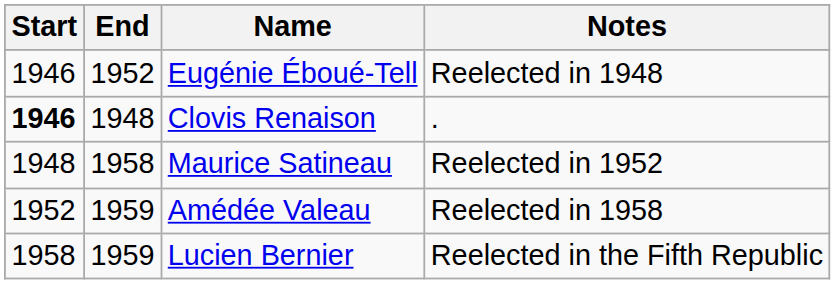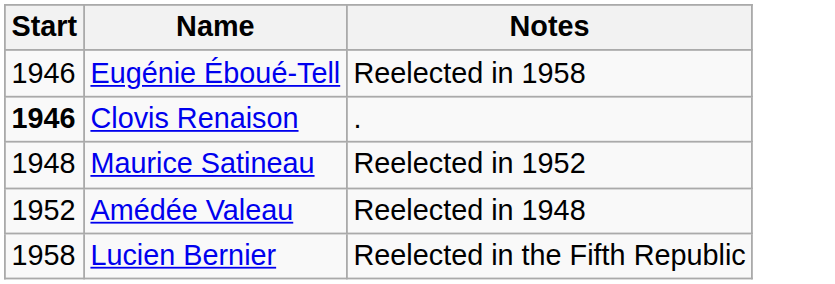- column: (122, 27)
(547, 73) Reelected in 1948 -> (470, 73) Reelected in 1958
(547, 210) Reelected in 1958 -> (470, 210) Reelected in 1948
